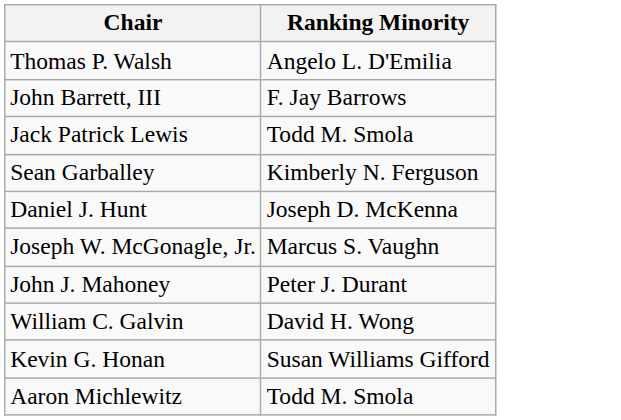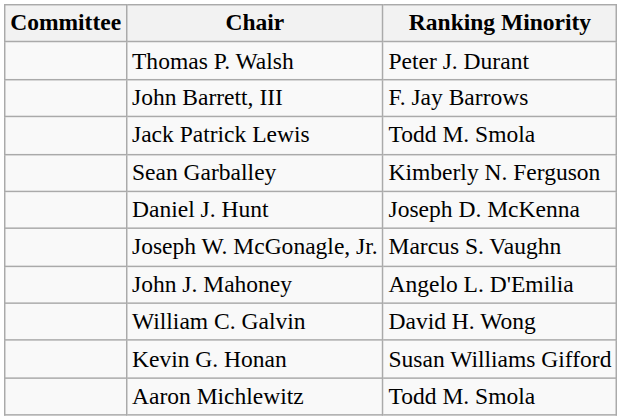+ column: (66, 23)
(359, 60) Angelo L. D'Emilia -> (459, 60) Peter J. Durant
(337, 284) Peter J. Durant -> (481, 284) Angelo L. D'Emilia
